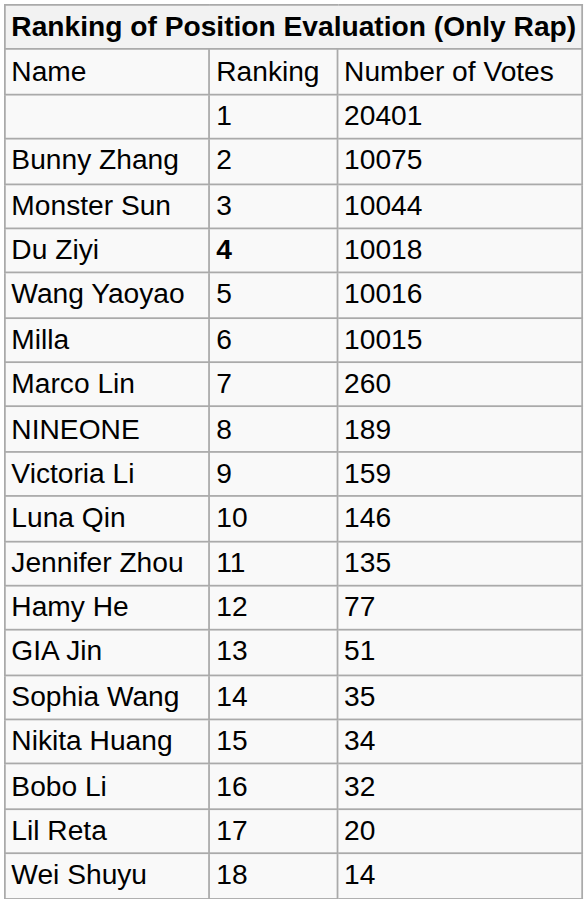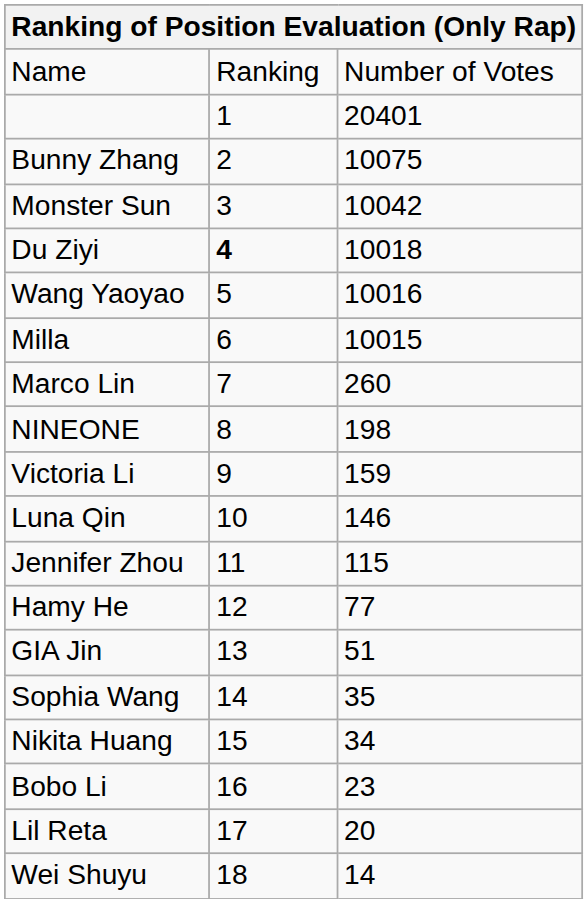(383, 205) 10044 -> (383, 205) 10042
(368, 428) 189 -> (368, 428) 198
(368, 562) 135 -> (367, 562) 115
(360, 786) 32 -> (360, 786) 23
